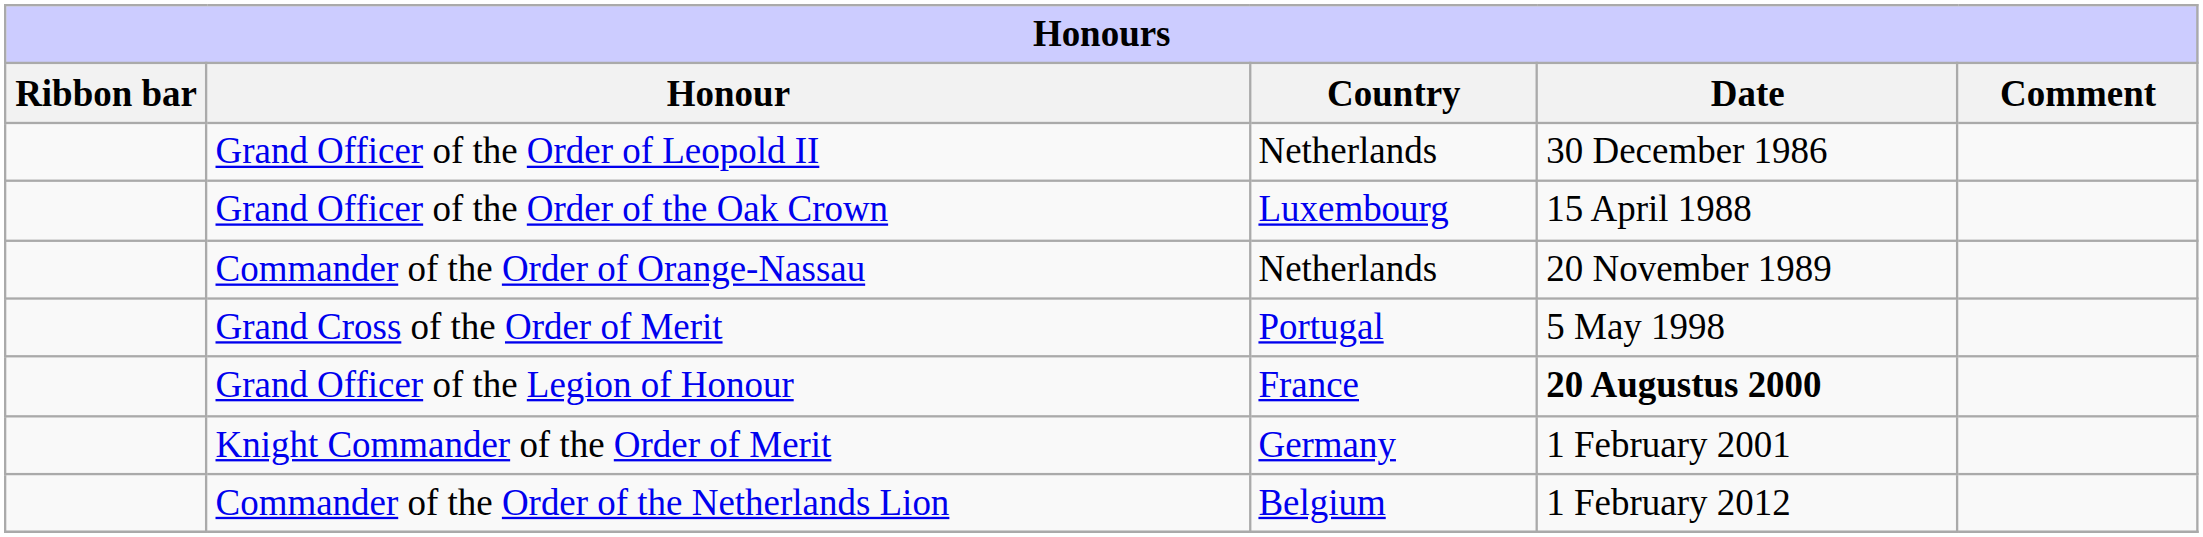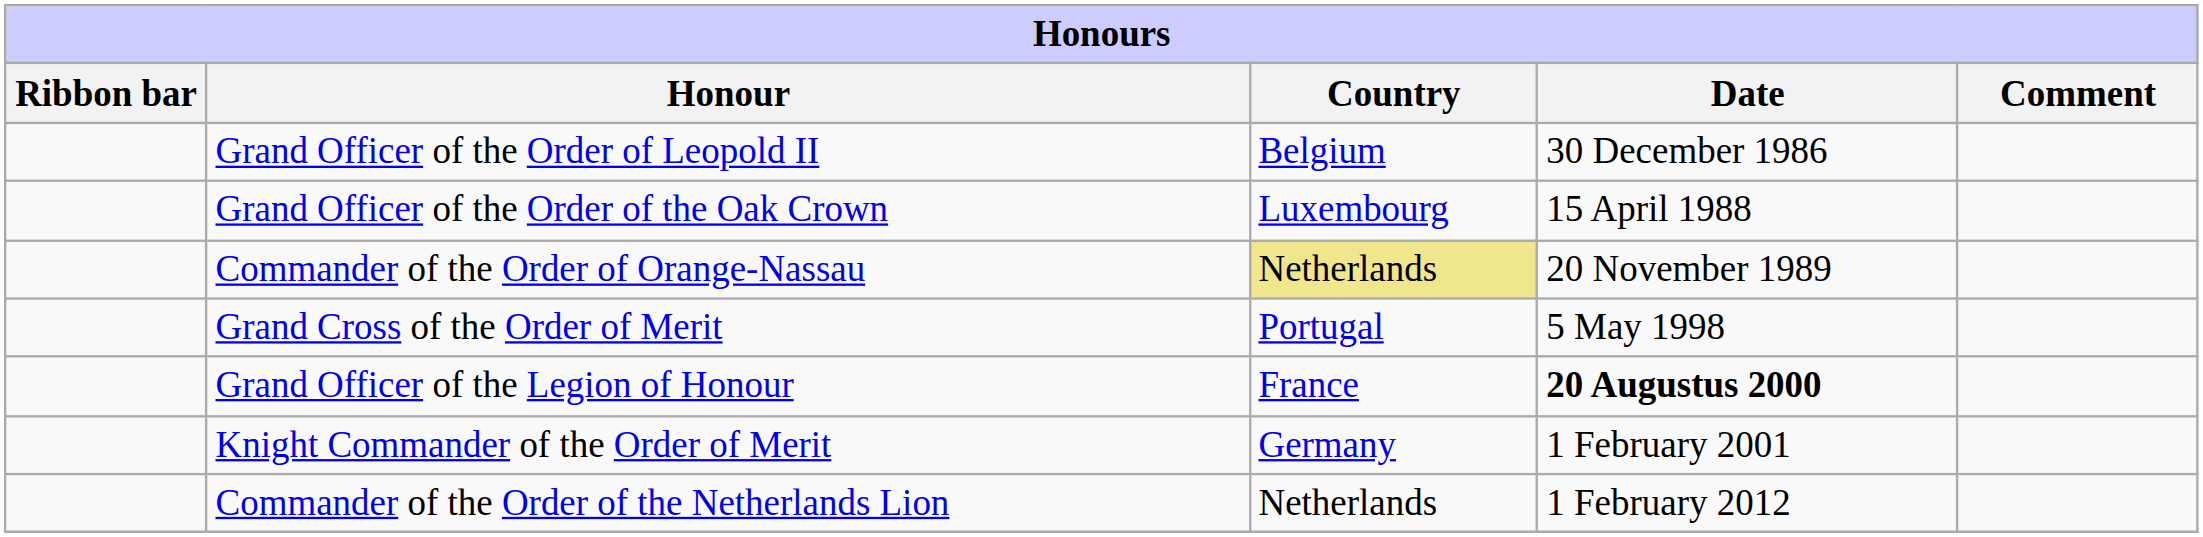(1348, 151) Netherlands -> (1322, 151) Belgium
(1348, 268) no background -> (1348, 268) khaki background
(1322, 502) Belgium -> (1348, 502) Netherlands
